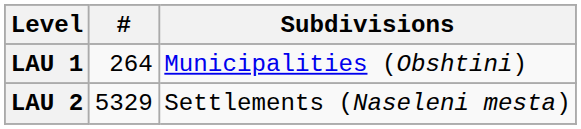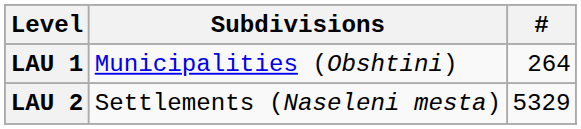columns swapped: (367, 25) <-> (124, 25)
